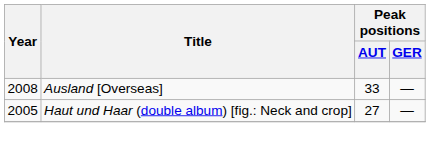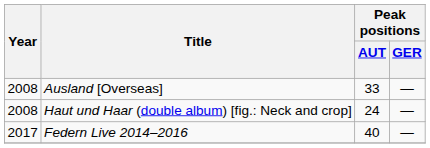(23, 110) 2005 -> (23, 110) 2008
(372, 110) 27 -> (372, 110) 24
+ row: (116, 132)
